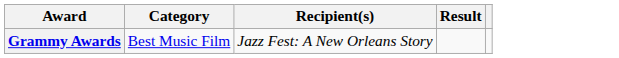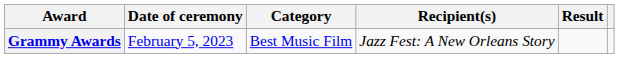+ column: (185, 16)
